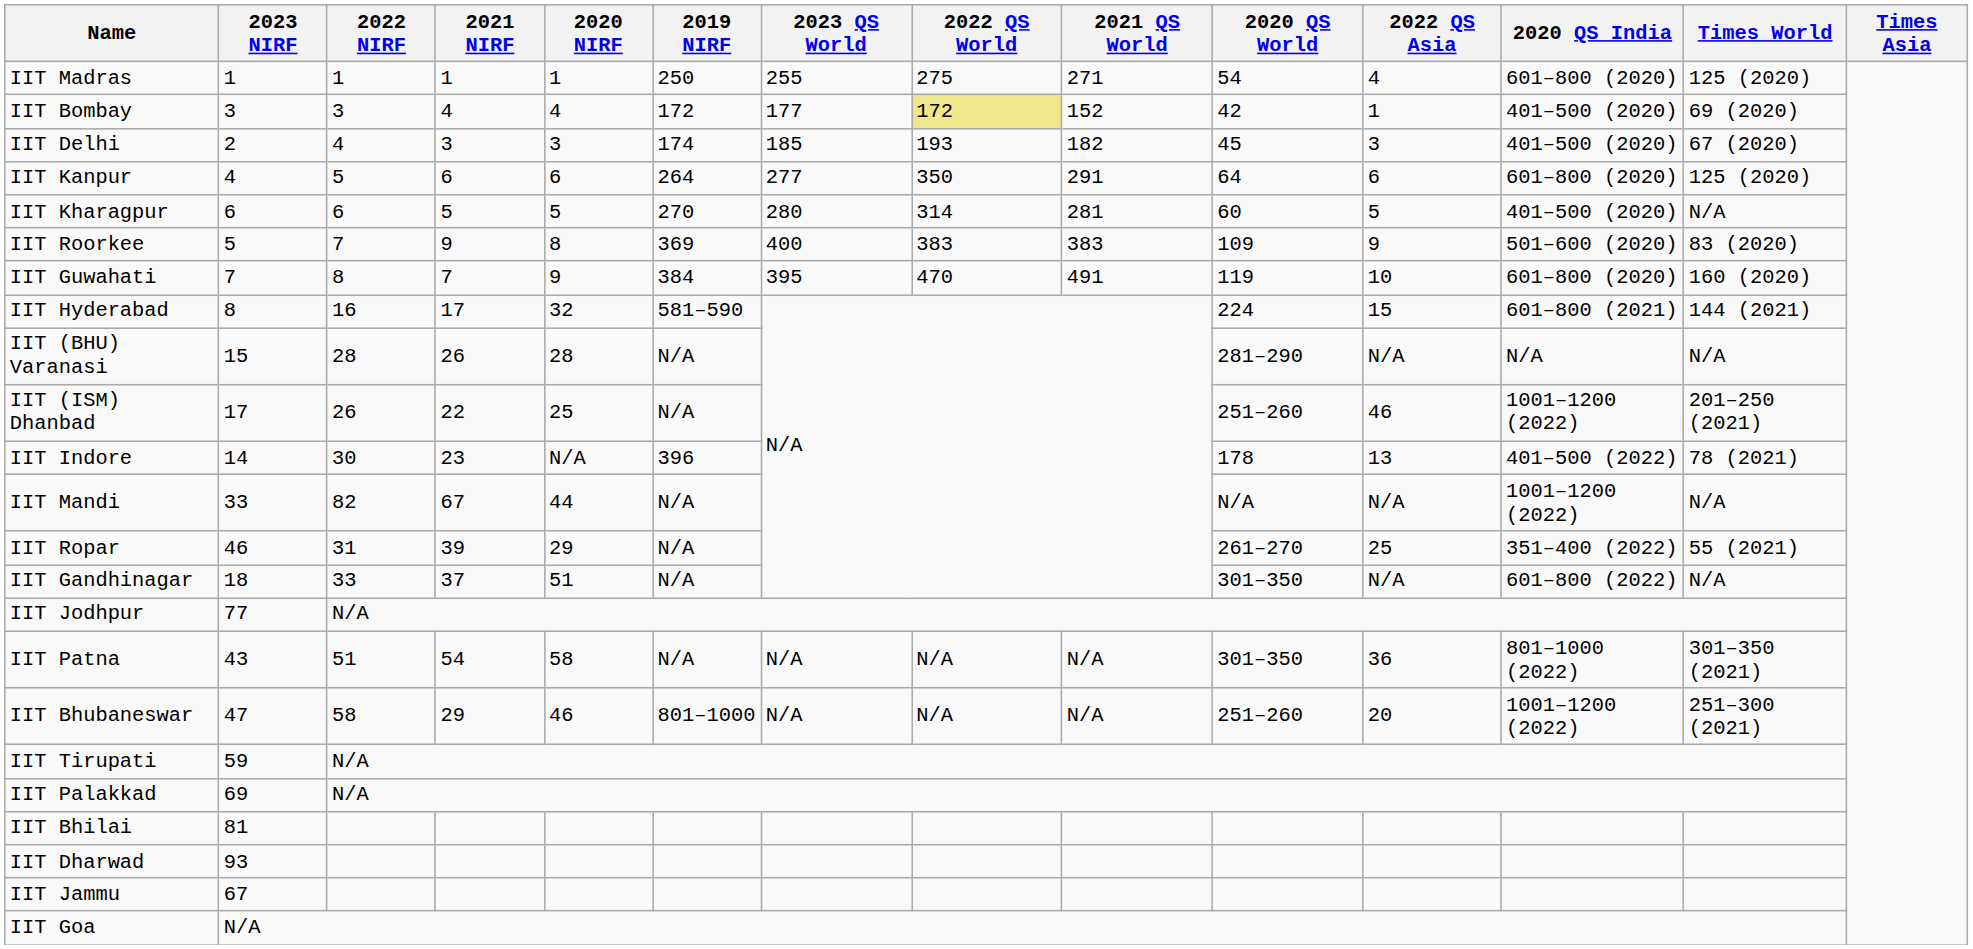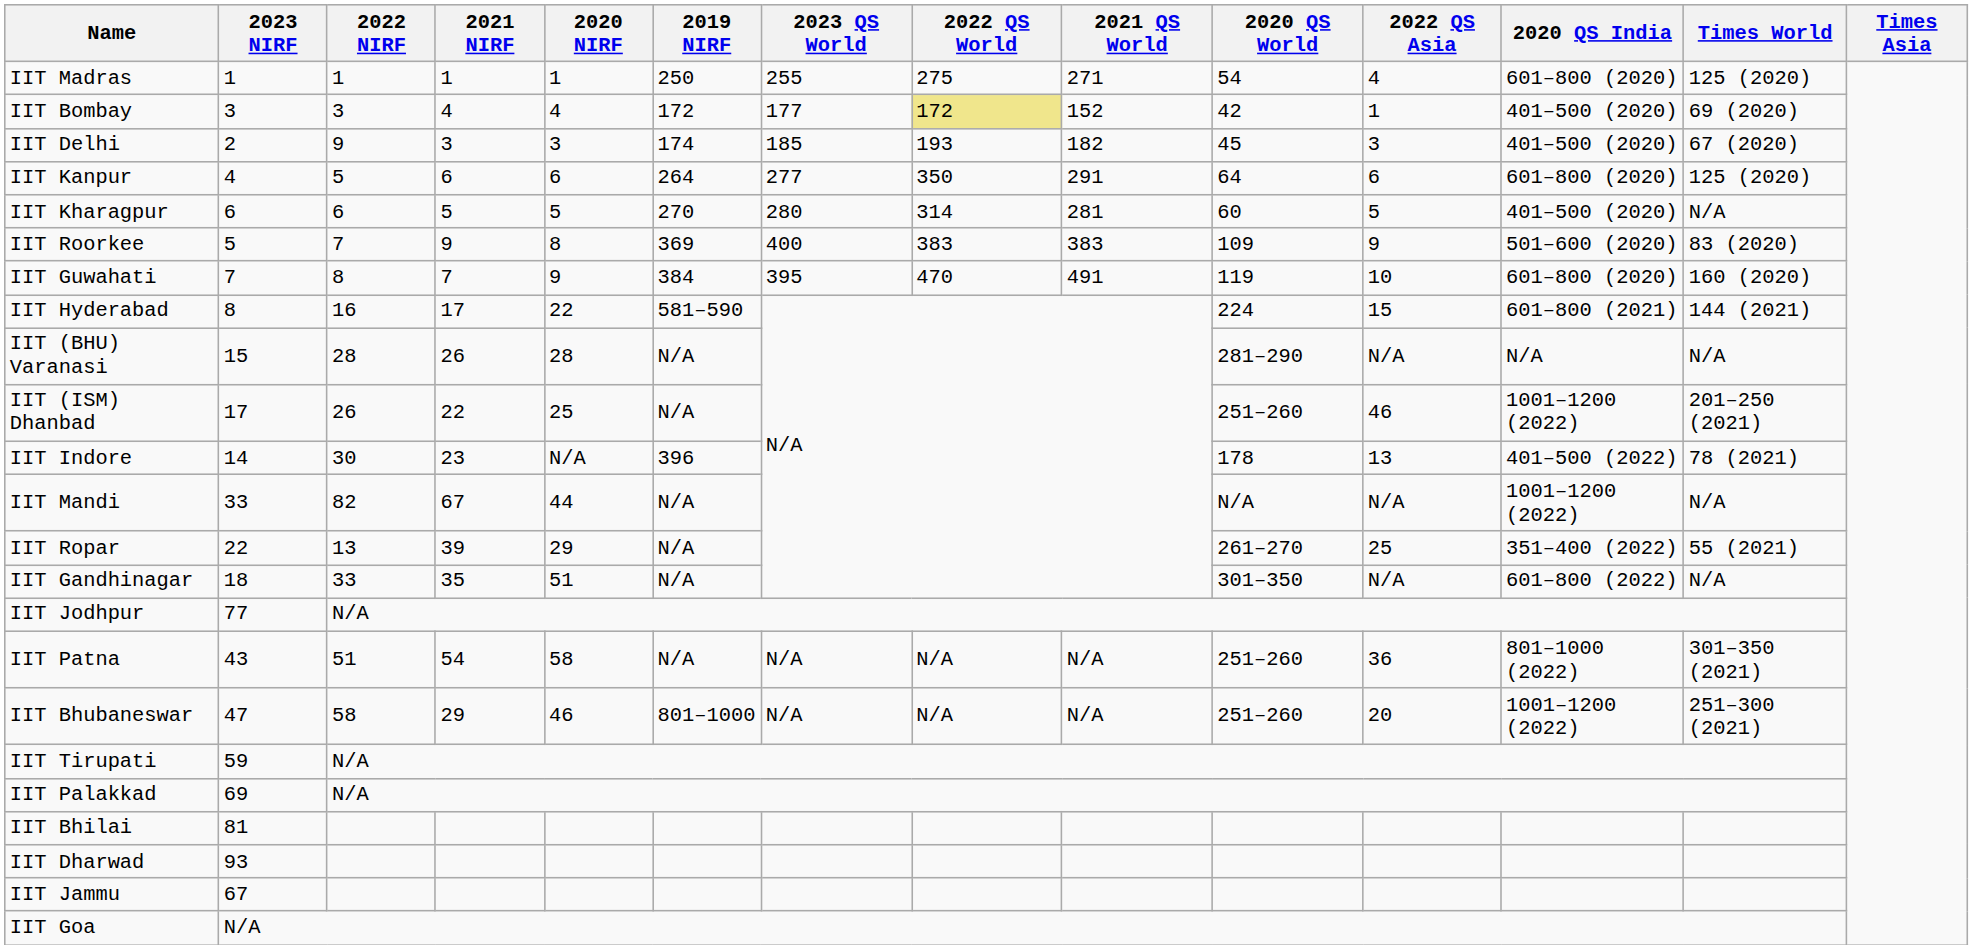(338, 145) 4 -> (338, 145) 9
(561, 311) 32 -> (561, 311) 22
(236, 548) 46 -> (236, 548) 22
(344, 548) 31 -> (344, 548) 13
(453, 581) 37 -> (453, 581) 35
(1260, 660) 301–350 -> (1260, 660) 251–260
